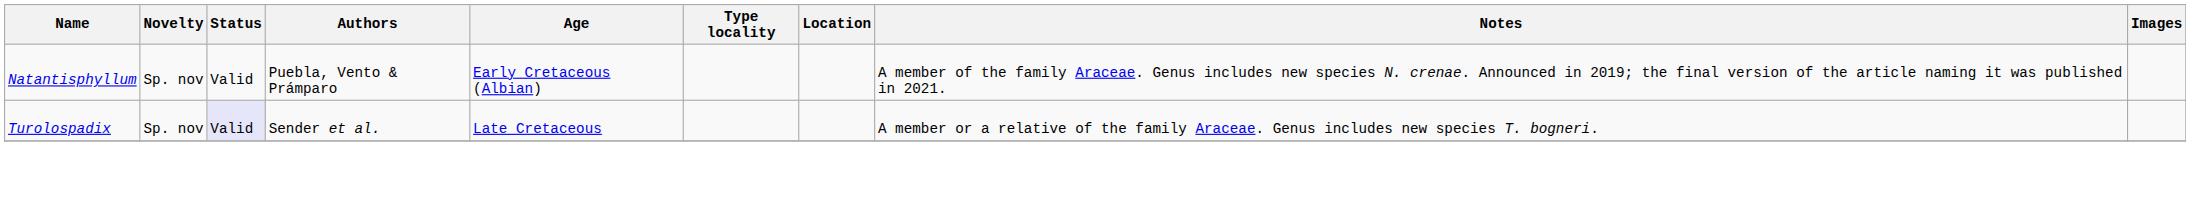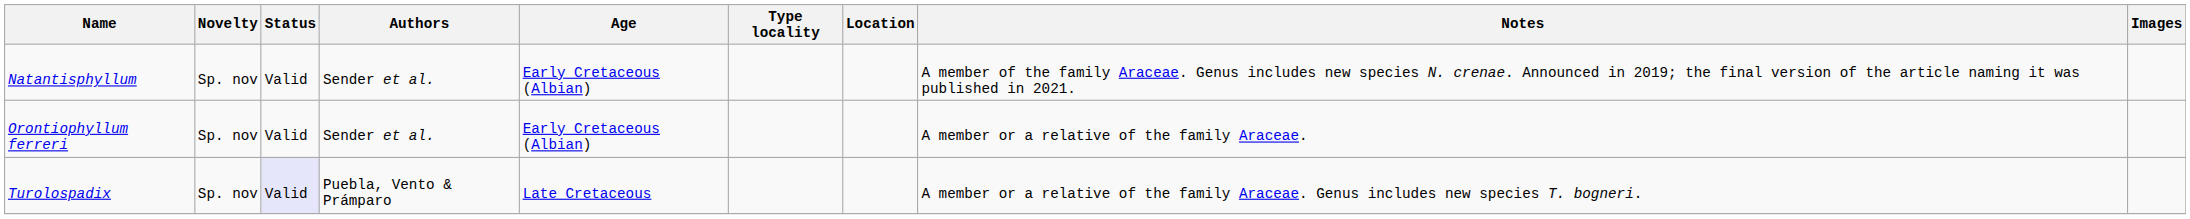(333, 81) Puebla, Vento & Prámparo -> (379, 81) Sender et al.
+ row: (68, 137)
(324, 129) Sender et al. -> (387, 193) Puebla, Vento & Prámparo
